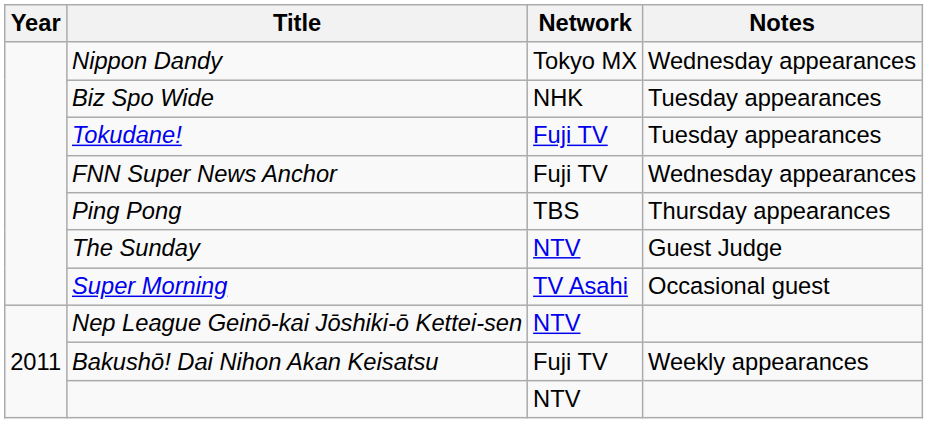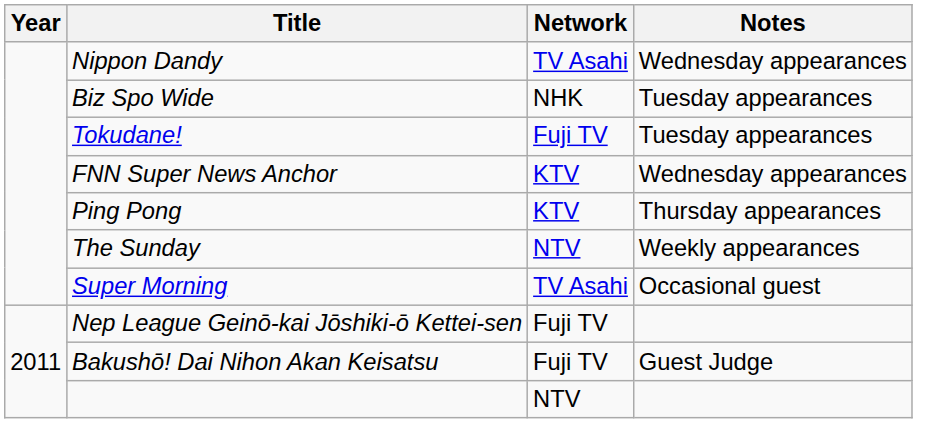(585, 60) Tokyo MX -> (581, 60) TV Asahi
(570, 173) Fuji TV -> (556, 173) KTV
(556, 211) TBS -> (556, 211) KTV
(715, 248) Guest Judge -> (749, 248) Weekly appearances
(557, 323) NTV -> (570, 323) Fuji TV
(758, 361) Weekly appearances -> (706, 361) Guest Judge
